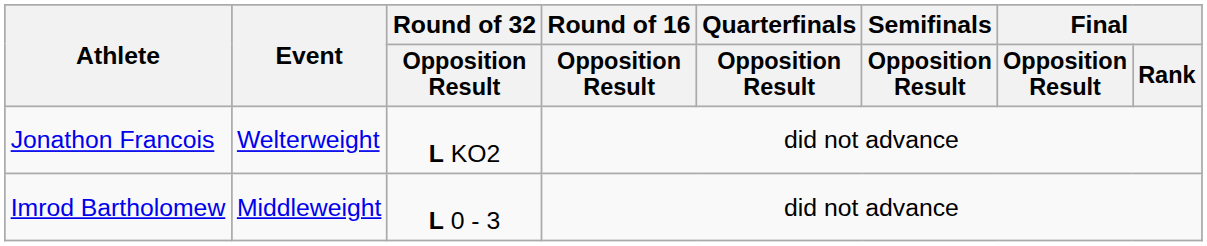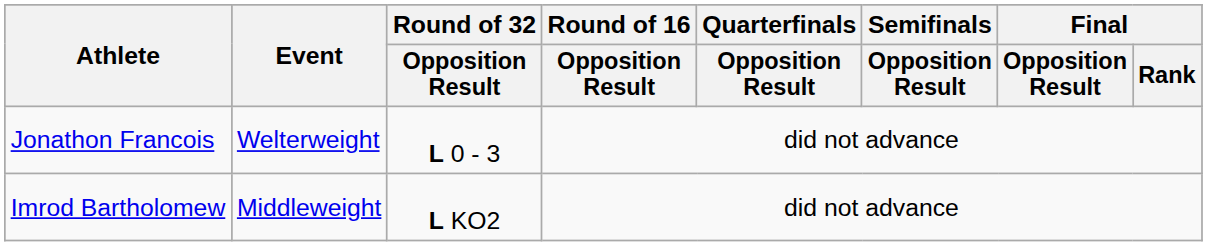(464, 154) L KO2 -> (464, 154) L 0 - 3
(464, 221) L 0 - 3 -> (464, 221) L KO2
